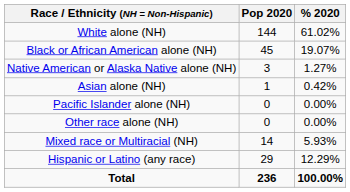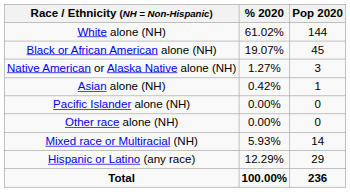columns swapped: (267, 13) <-> (320, 13)
